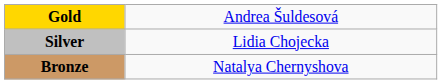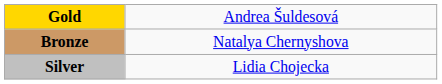rows swapped: (65, 41) <-> (65, 66)
